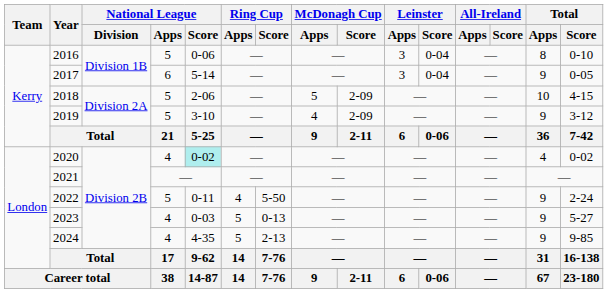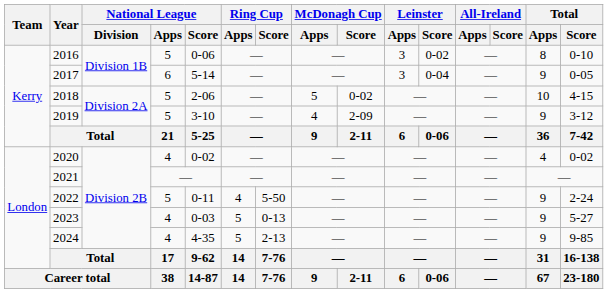(437, 55) 0-04 -> (437, 55) 0-02
(361, 95) 2-09 -> (361, 95) 0-02
(203, 156) paleturquoise background -> (203, 156) no background
